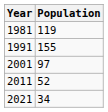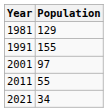(47, 30) 119 -> (47, 30) 129
(44, 82) 52 -> (44, 82) 55
